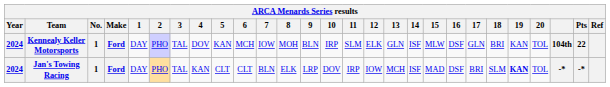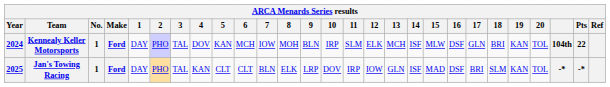(396, 45) GLN -> (396, 45) MCH
(15, 70) 2024 -> (15, 70) 2025
(396, 70) MCH -> (396, 70) GLN
(519, 70) bold -> (519, 70) normal
